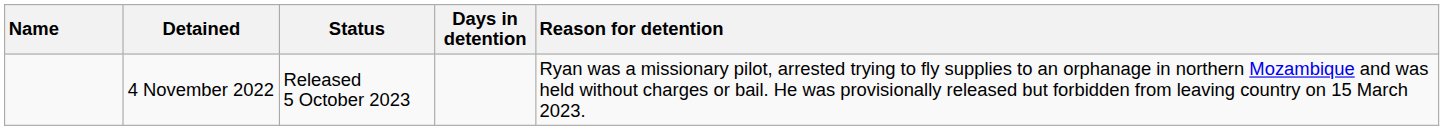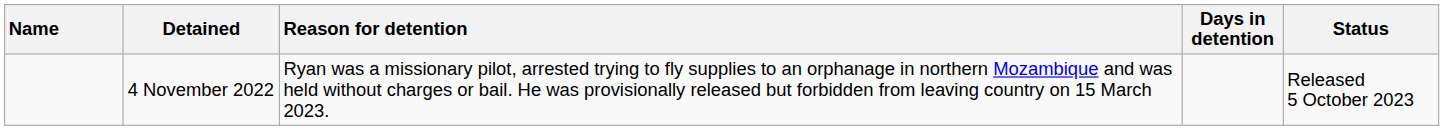columns swapped: (357, 29) <-> (632, 29)
